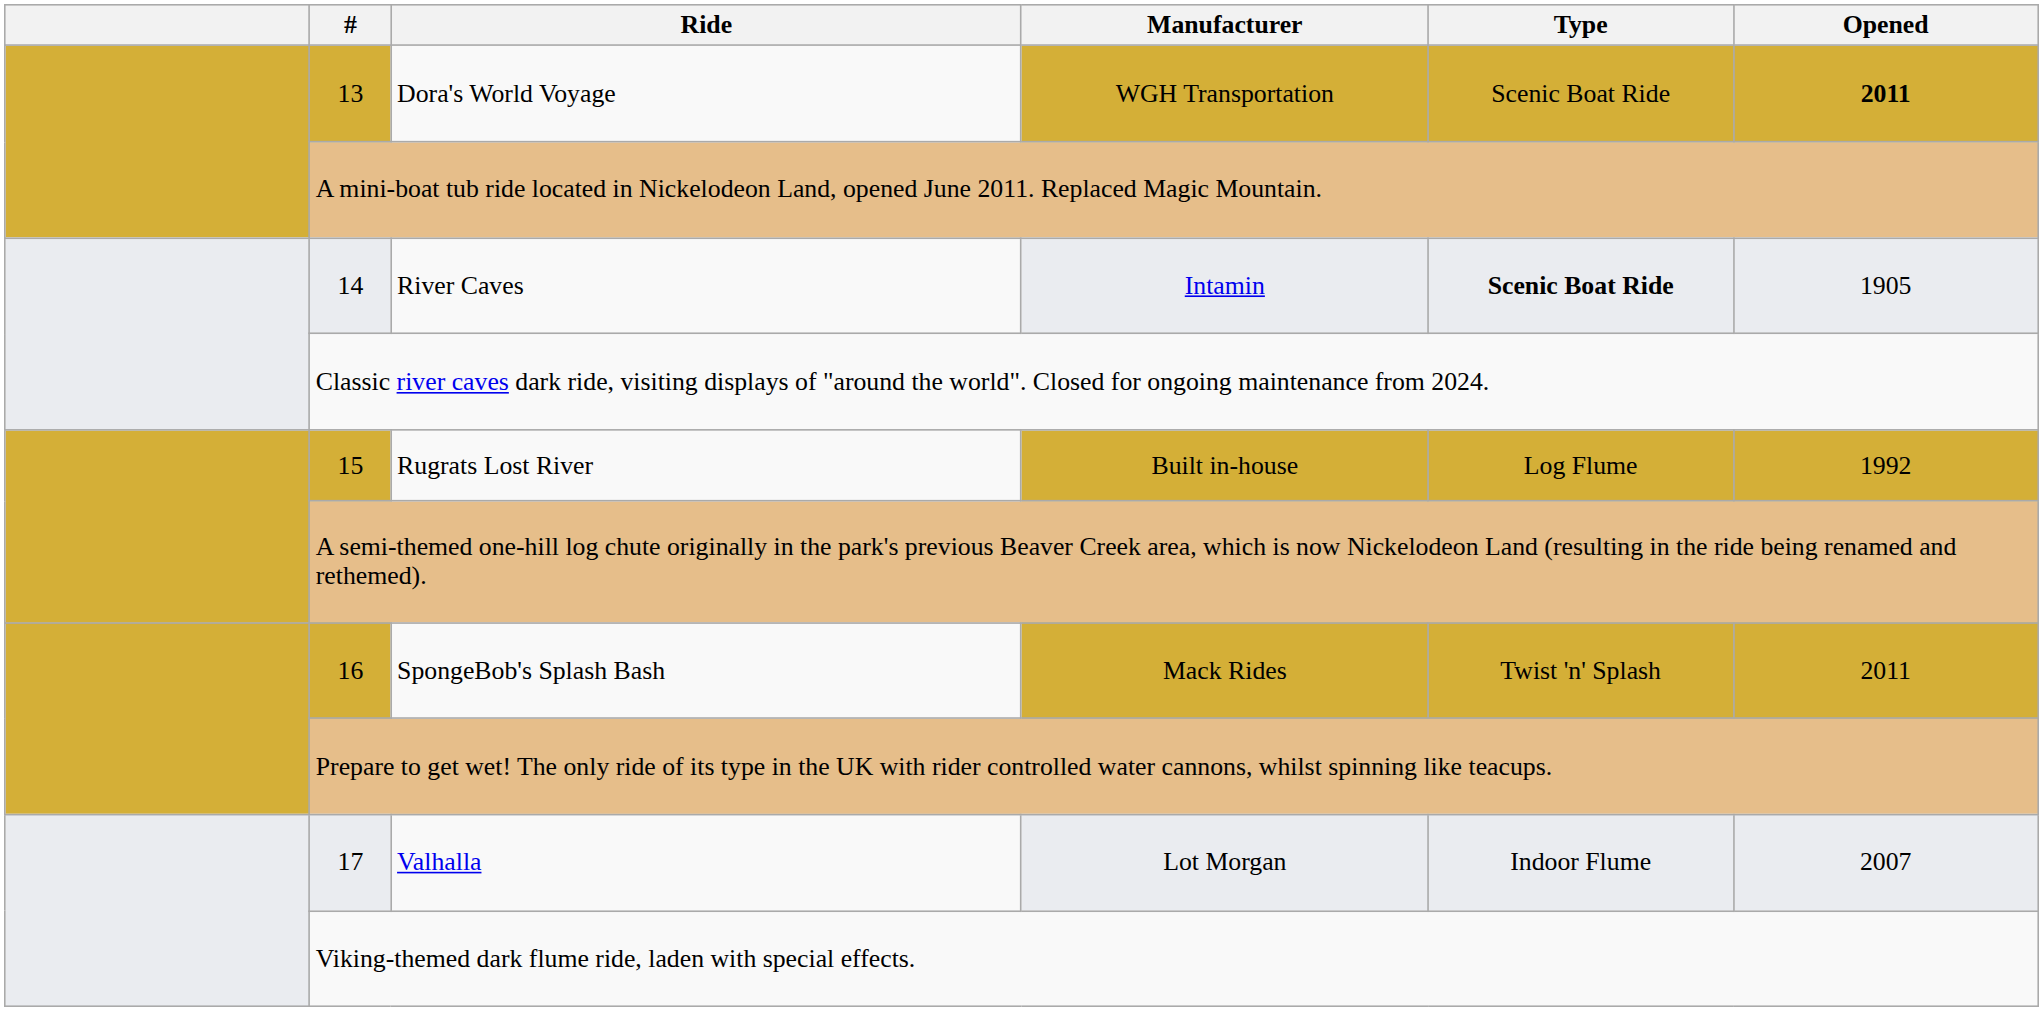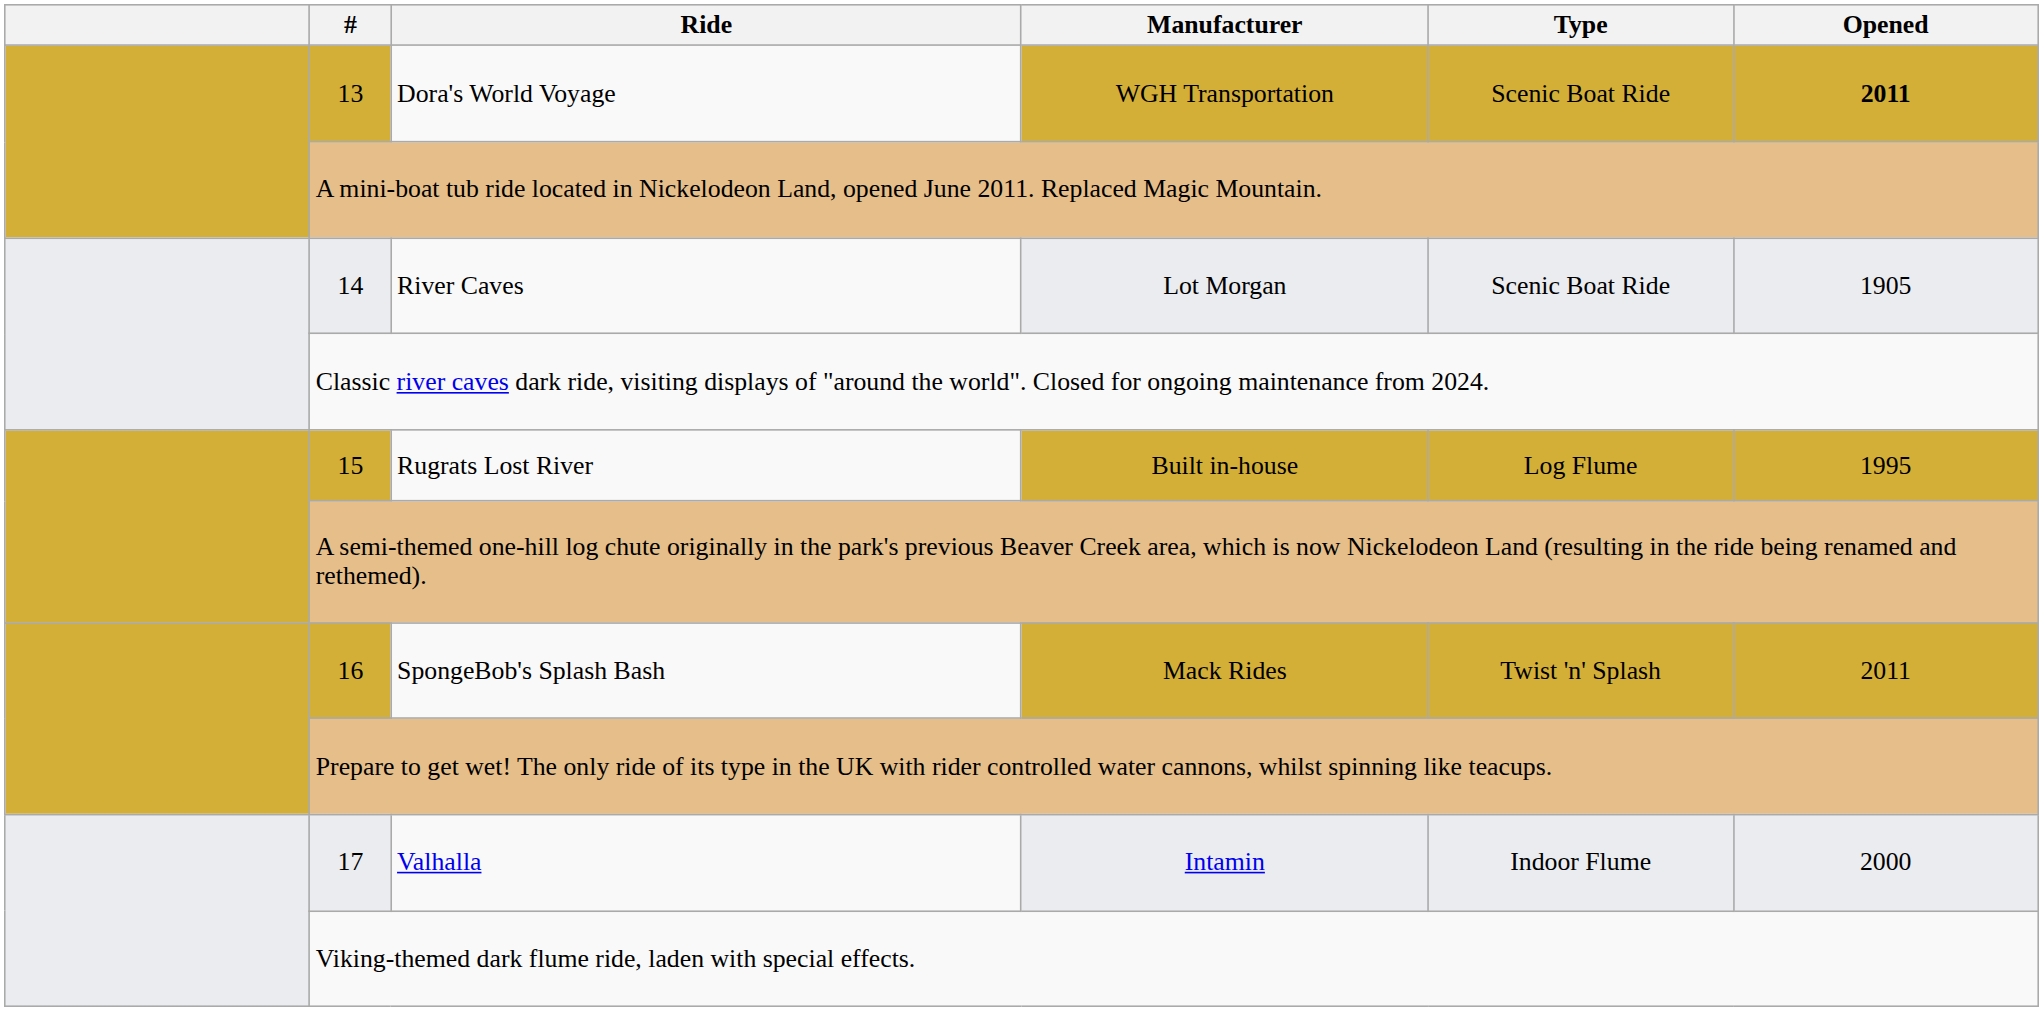(1225, 285) Intamin -> (1225, 285) Lot Morgan
(1581, 285) bold -> (1581, 285) normal
(1886, 465) 1992 -> (1886, 465) 1995
(1225, 862) Lot Morgan -> (1225, 862) Intamin
(1886, 862) 2007 -> (1886, 862) 2000
